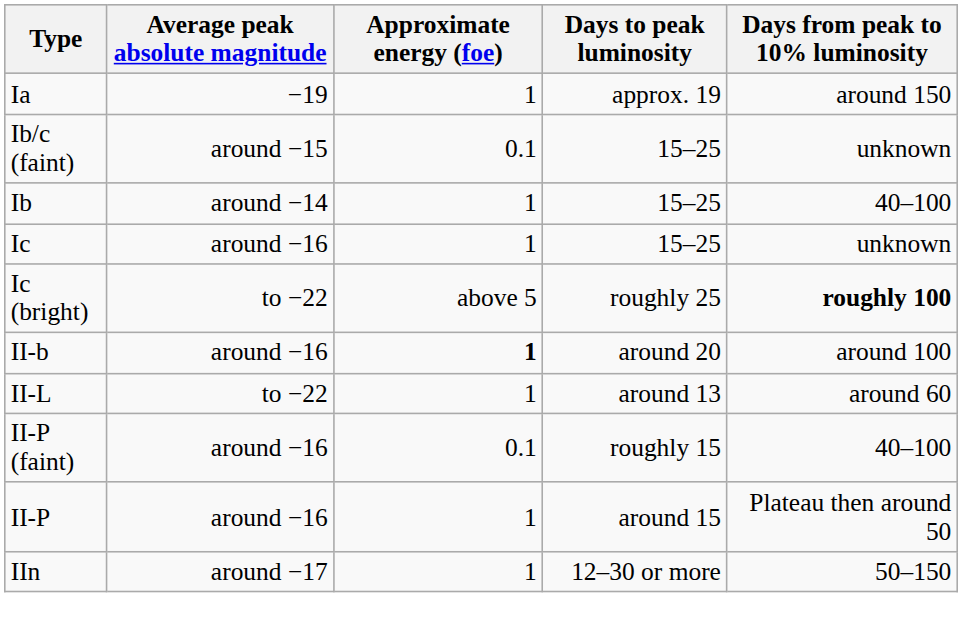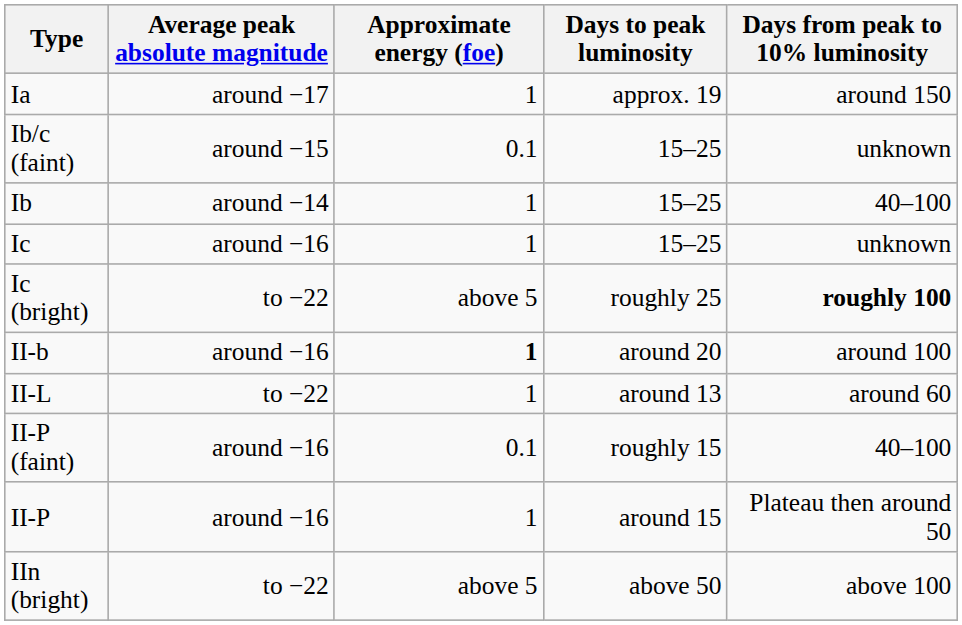(308, 93) −19 -> (270, 93) around −17
- row: (25, 571)
+ row: (50, 585)
